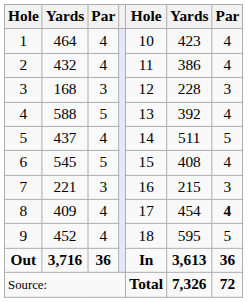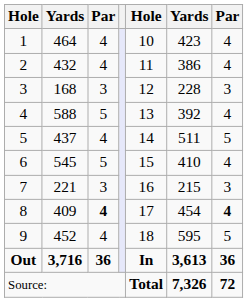(189, 162) 408 -> (189, 162) 410
(103, 211) normal -> (103, 211) bold
